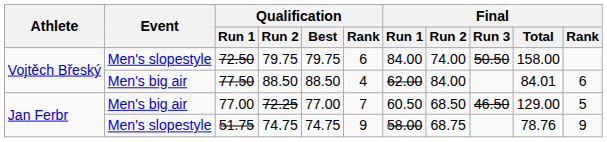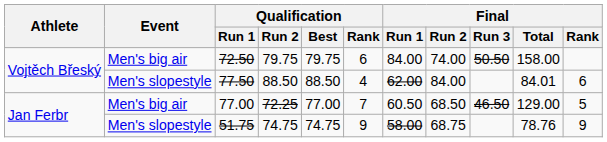(160, 59) Men's slopestyle -> (147, 59) Men's big air
(147, 82) Men's big air -> (160, 82) Men's slopestyle
